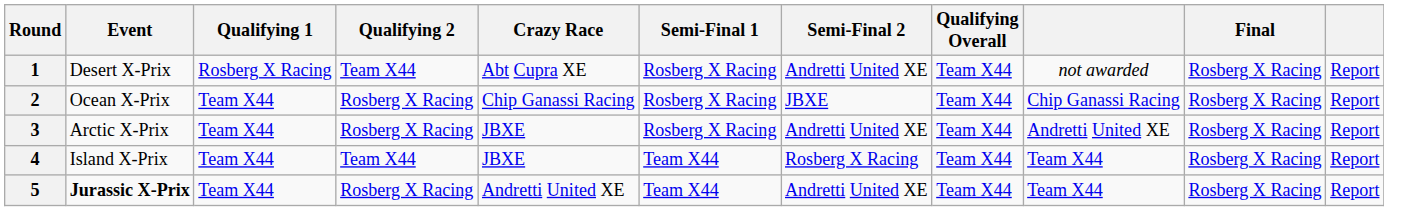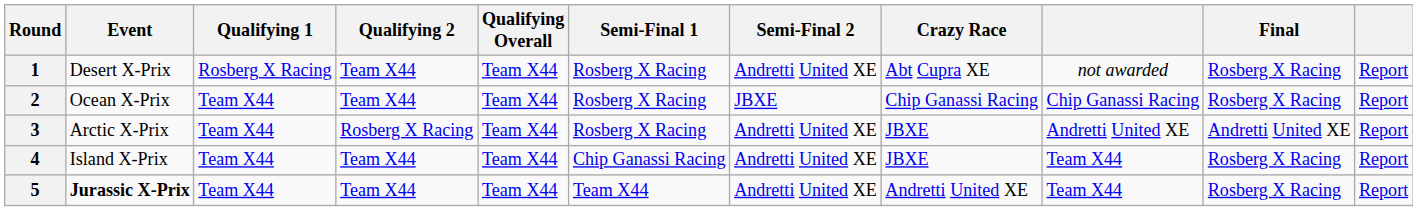columns swapped: (977, 29) <-> (558, 29)
(407, 99) Rosberg X Racing -> (378, 99) Team X44
(1255, 129) Rosberg X Racing -> (1279, 129) Andretti United XE
(681, 159) Team X44 -> (649, 159) Chip Ganassi Racing
(852, 159) Rosberg X Racing -> (805, 159) Andretti United XE
(407, 189) Rosberg X Racing -> (378, 189) Team X44
